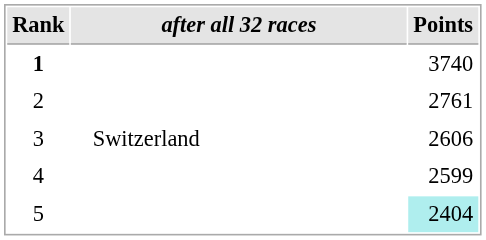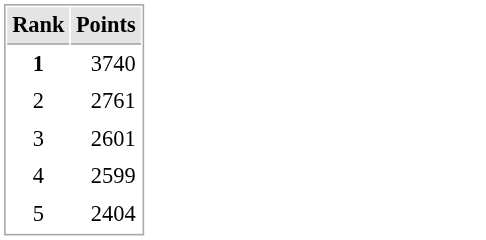- column: (239, 24)
(451, 138) 2606 -> (113, 138) 2601
(451, 213) paleturquoise background -> (113, 213) no background
